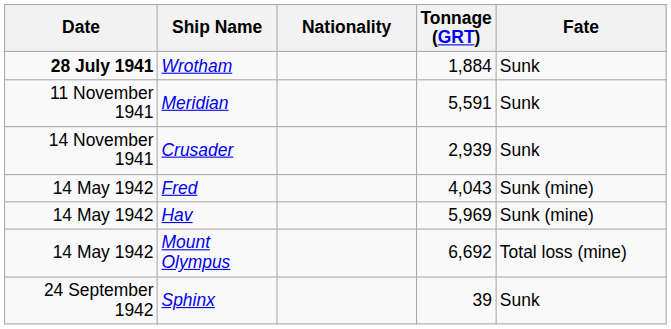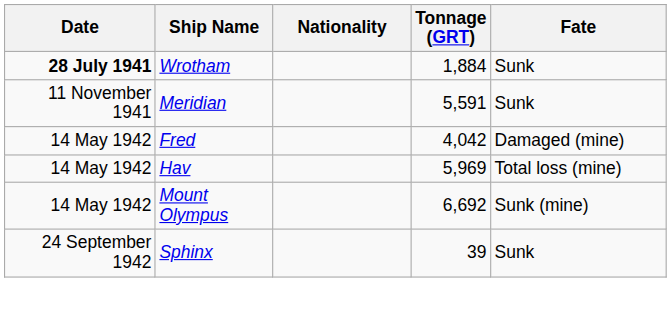- row: (197, 150)
(470, 187) 4,043 -> (465, 140) 4,042
(547, 187) Sunk (mine) -> (559, 140) Damaged (mine)
(547, 215) Sunk (mine) -> (558, 168) Total loss (mine)
(563, 252) Total loss (mine) -> (542, 205) Sunk (mine)
